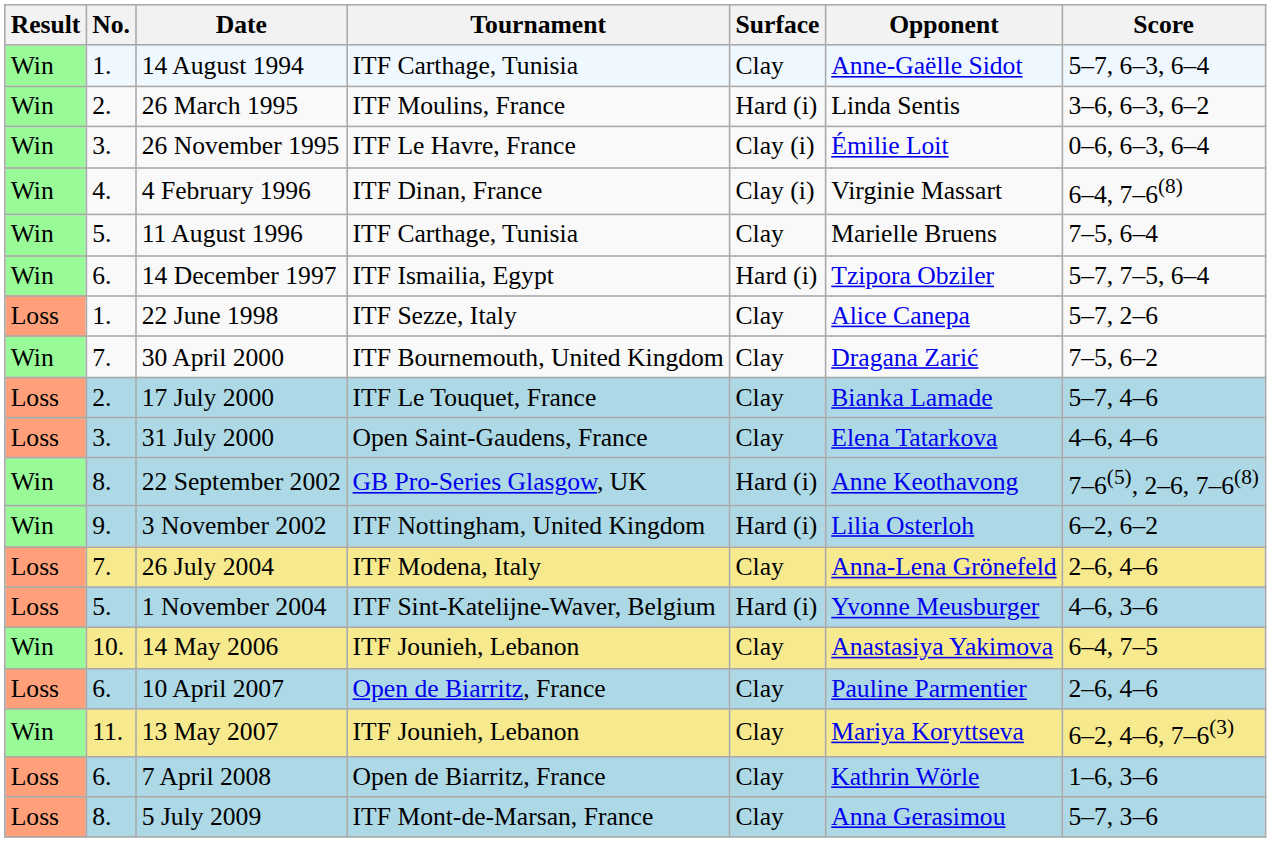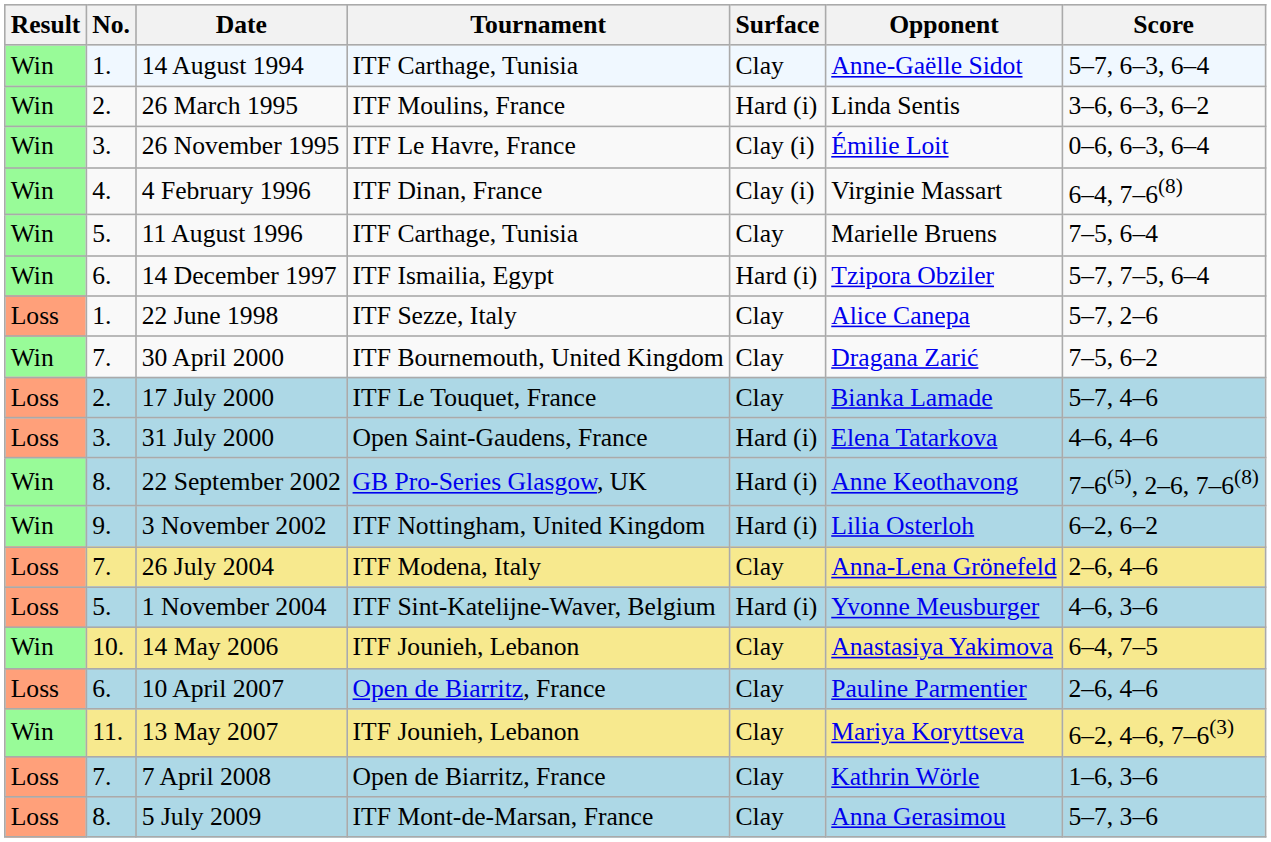(760, 437) Clay -> (776, 437) Hard (i)
(102, 776) 6. -> (102, 776) 7.
